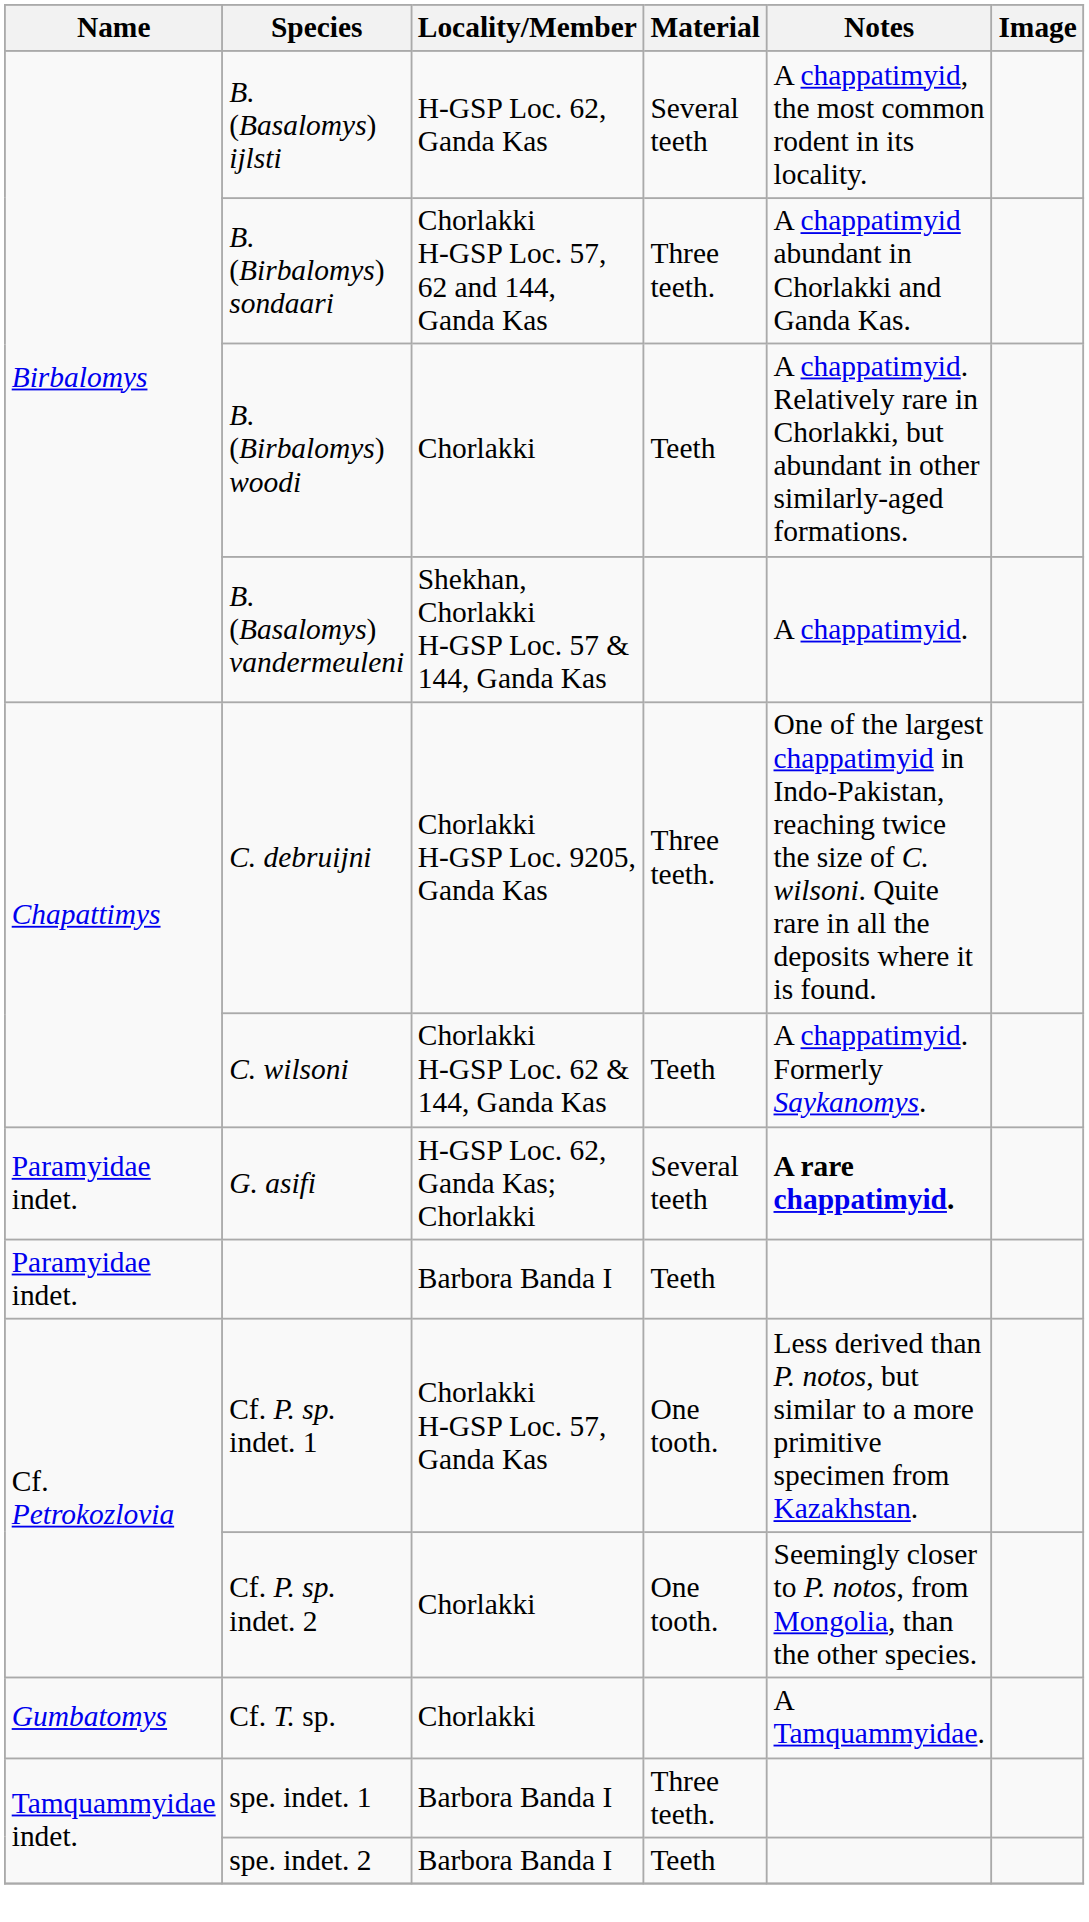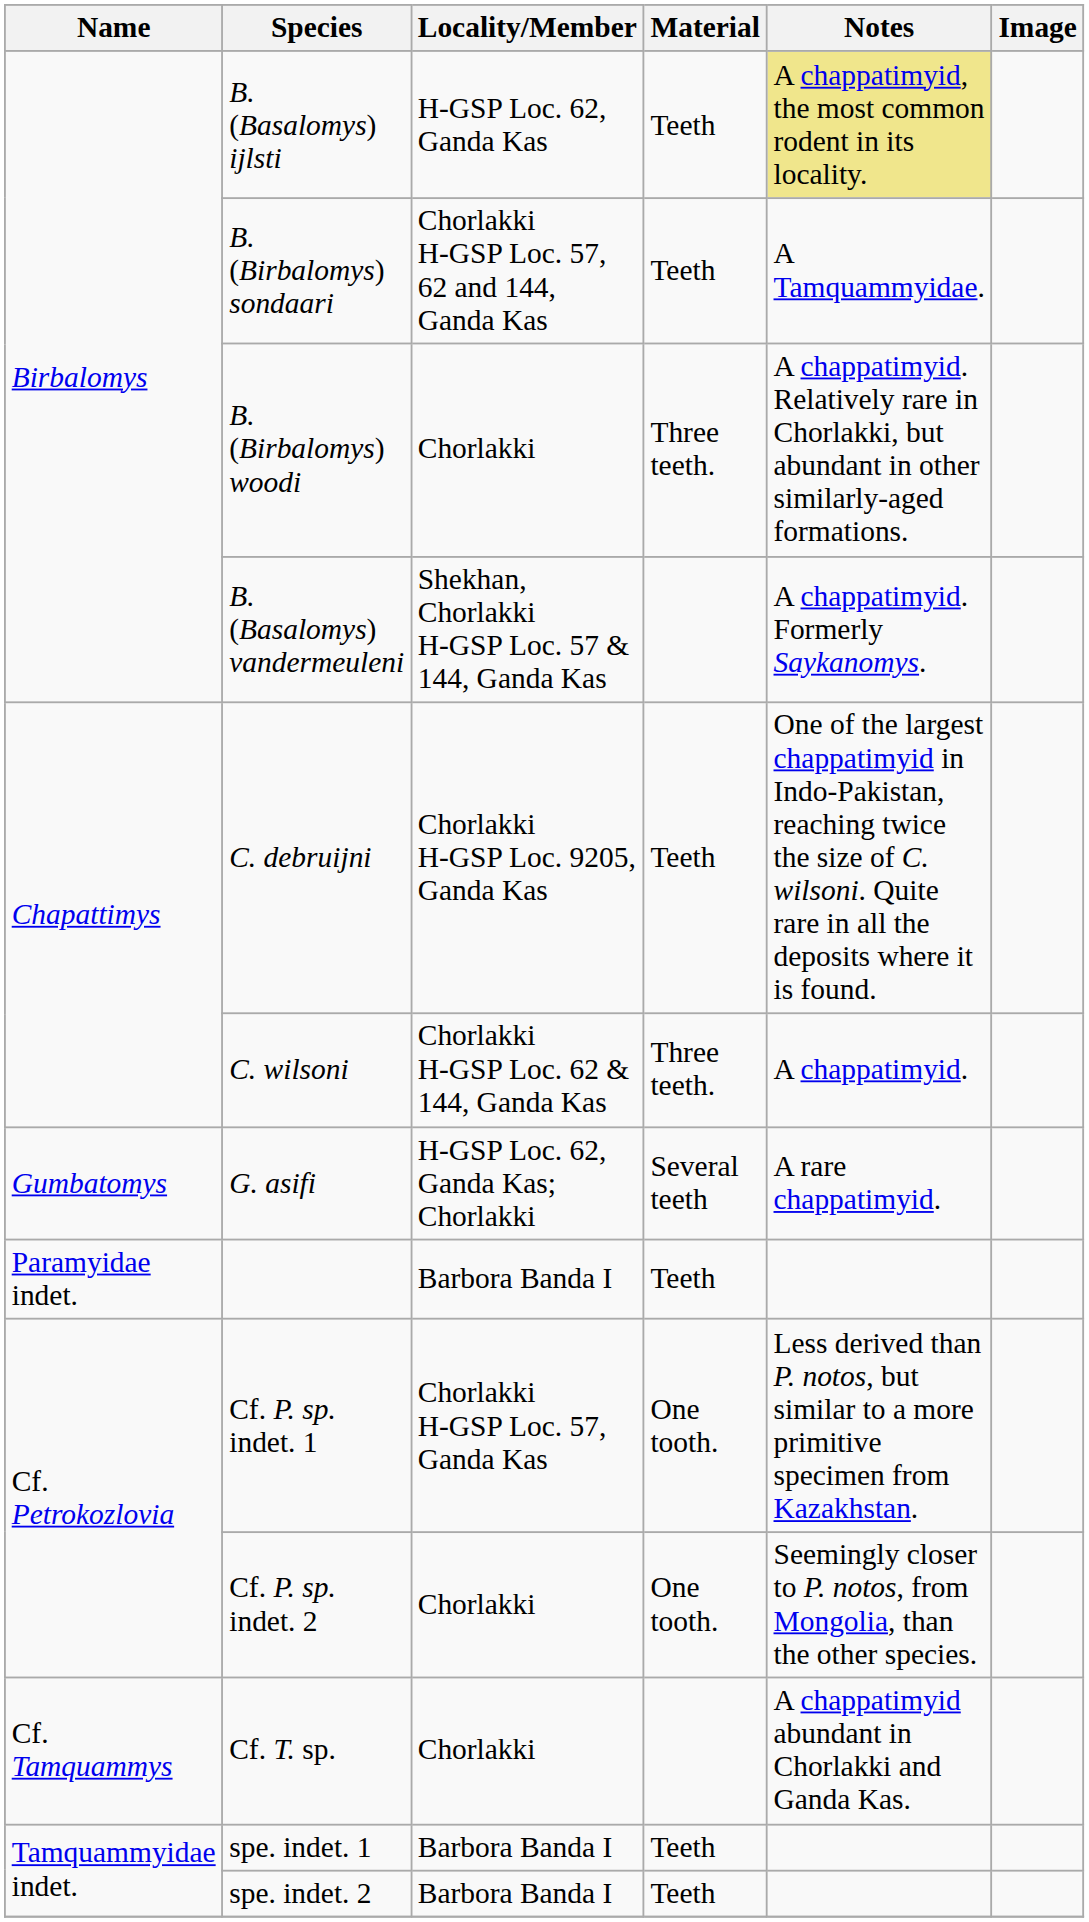(695, 124) Several teeth -> (683, 124) Teeth
(879, 124) no background -> (879, 124) khaki background
(685, 270) Three teeth. -> (683, 270) Teeth
(867, 270) A chappatimyid abundant in Chorlakki and Ganda Kas. -> (879, 270) A Tamquammyidae.
(683, 449) Teeth -> (685, 449) Three teeth.
(871, 628) A chappatimyid. -> (871, 628) A chappatimyid. Formerly Saykanomys.
(685, 857) Three teeth. -> (683, 857) Teeth
(683, 1069) Teeth -> (685, 1069) Three teeth.
(871, 1069) A chappatimyid. Formerly Saykanomys. -> (871, 1069) A chappatimyid.
(81, 1182) Paramyidae indet. -> (89, 1182) Gumbatomys
(864, 1182) bold -> (857, 1182) normal
(89, 1717) Gumbatomys -> (92, 1750) Cf. Tamquammys
(879, 1717) A Tamquammyidae. -> (867, 1750) A chappatimyid abundant in Chorlakki and Ganda Kas.
(685, 1797) Three teeth. -> (683, 1846) Teeth
